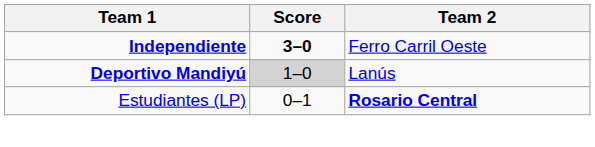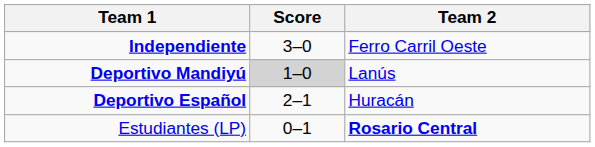(297, 45) bold -> (297, 45) normal
+ row: (170, 100)
